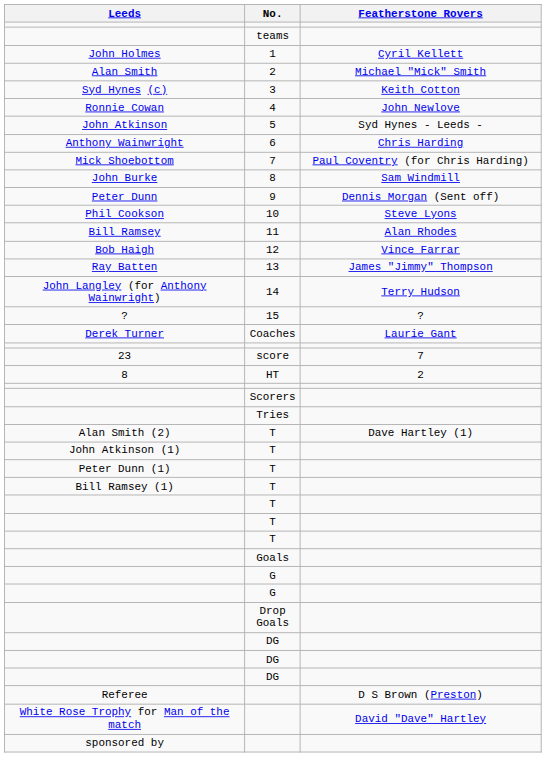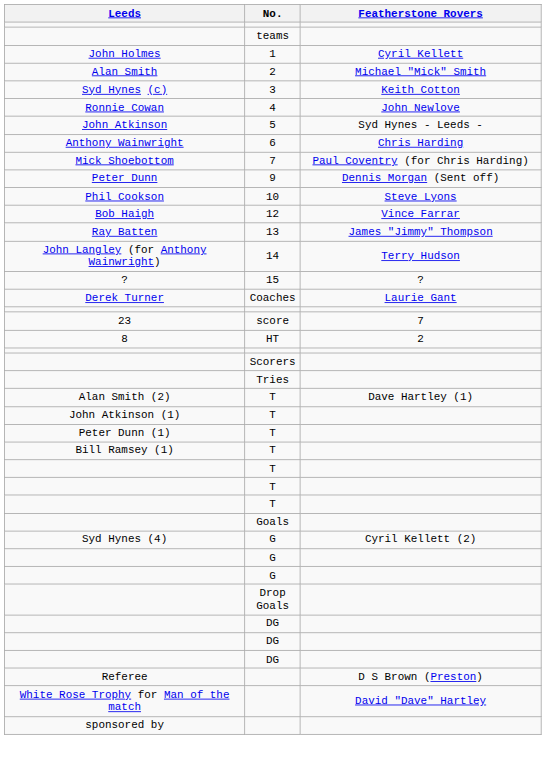- row: (125, 179)
- row: (125, 232)
+ row: (125, 540)
